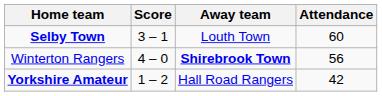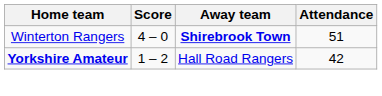- row: (68, 36)
(336, 58) 56 -> (336, 36) 51
